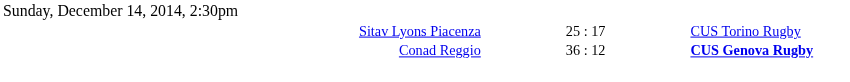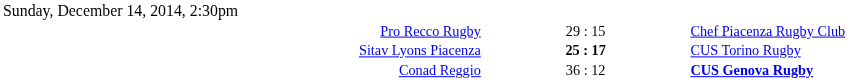+ row: (431, 31)
(586, 31) normal -> (586, 50) bold
